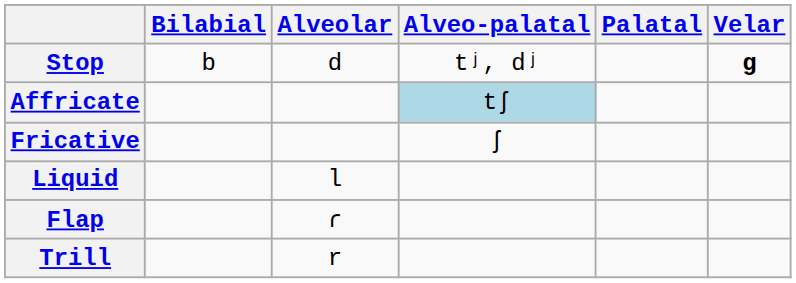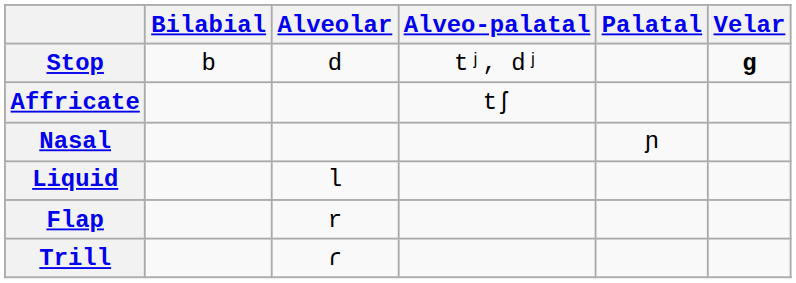(497, 102) lightblue background -> (497, 102) no background
- row: (75, 141)
+ row: (75, 141)
(335, 219) ɾ -> (335, 219) r
(335, 258) r -> (335, 258) ɾ
